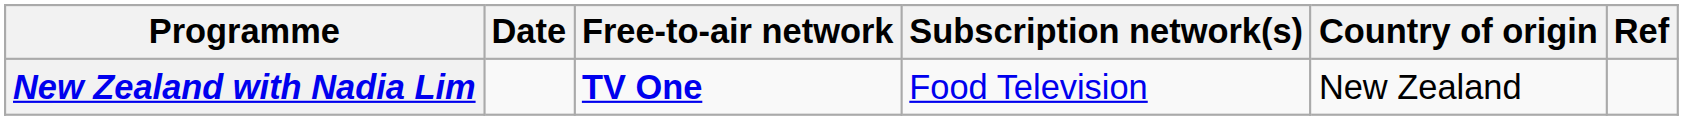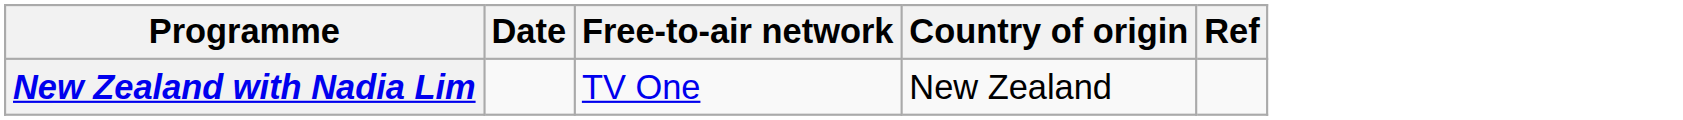- column: (1106, 31)
(642, 86) bold -> (641, 86) normal
